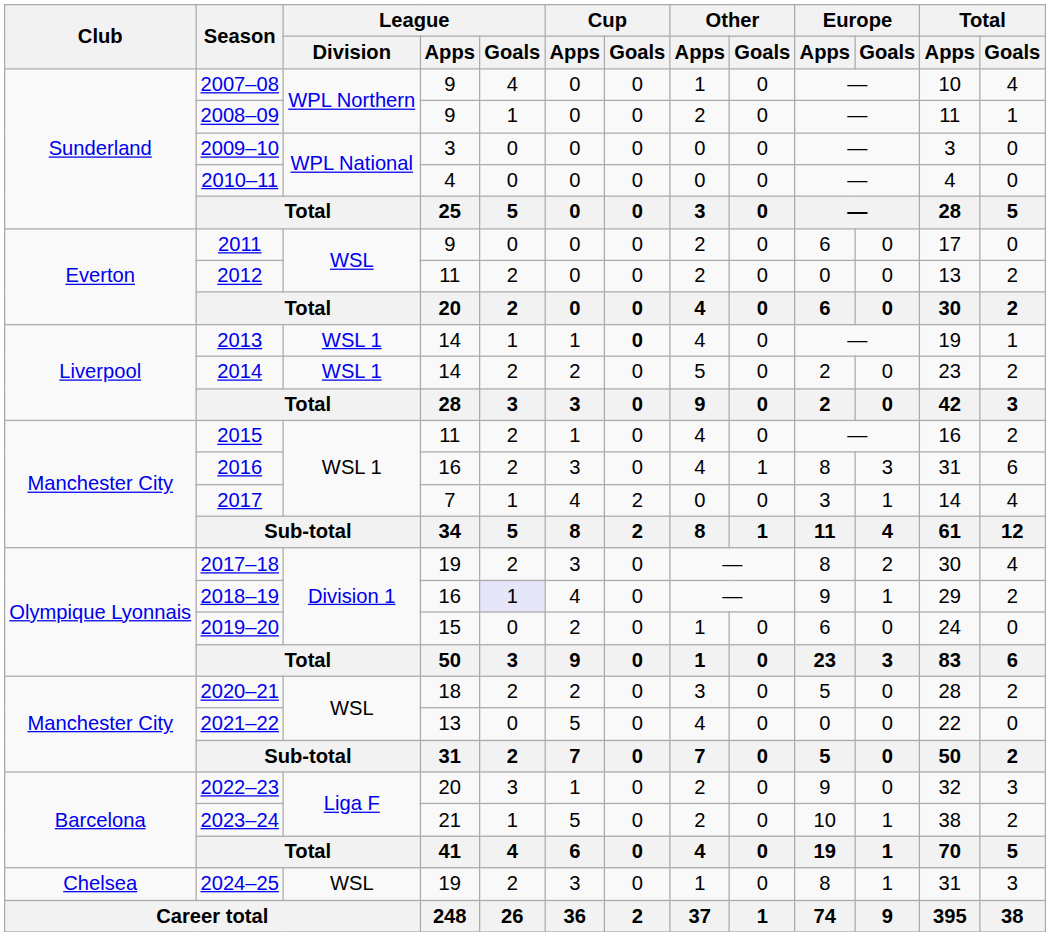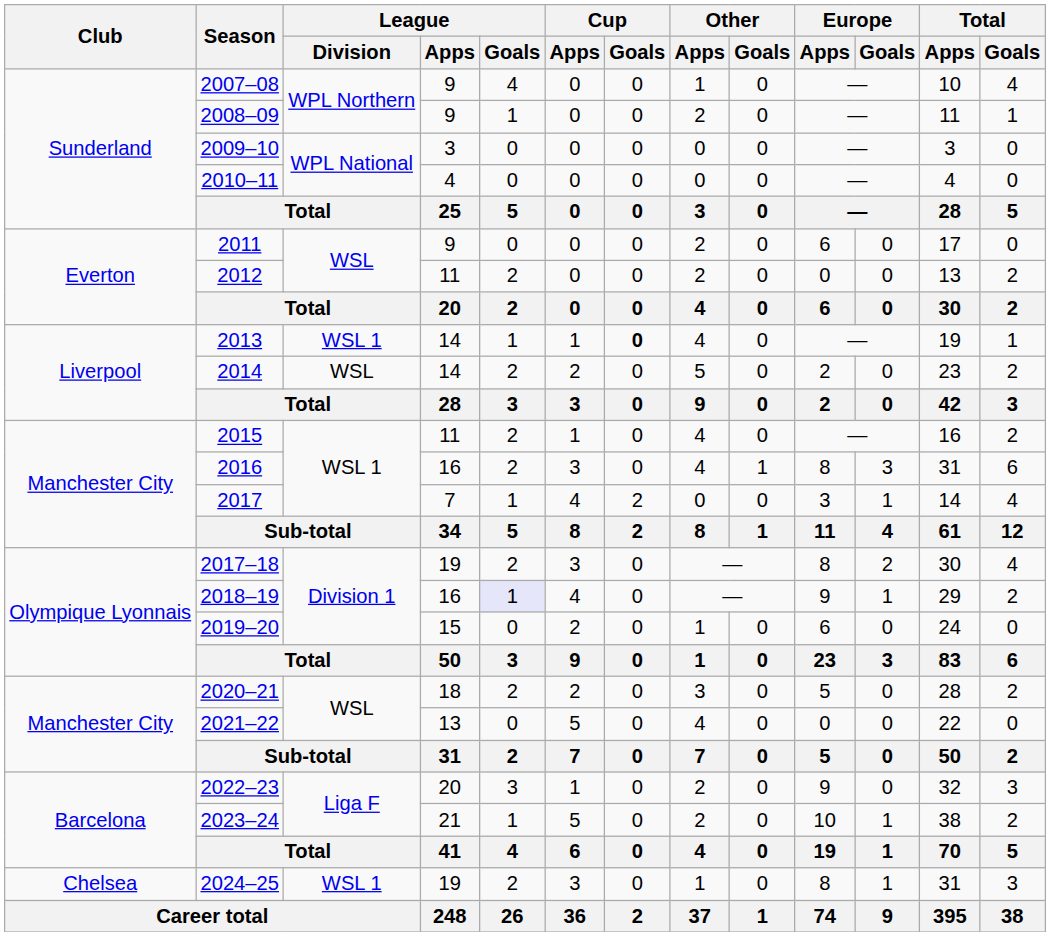(352, 372) WSL 1 -> (352, 372) WSL
(352, 883) WSL -> (352, 883) WSL 1
